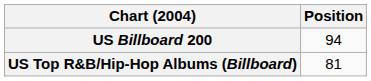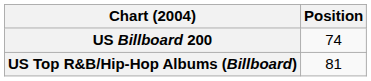(334, 40) 94 -> (334, 40) 74
